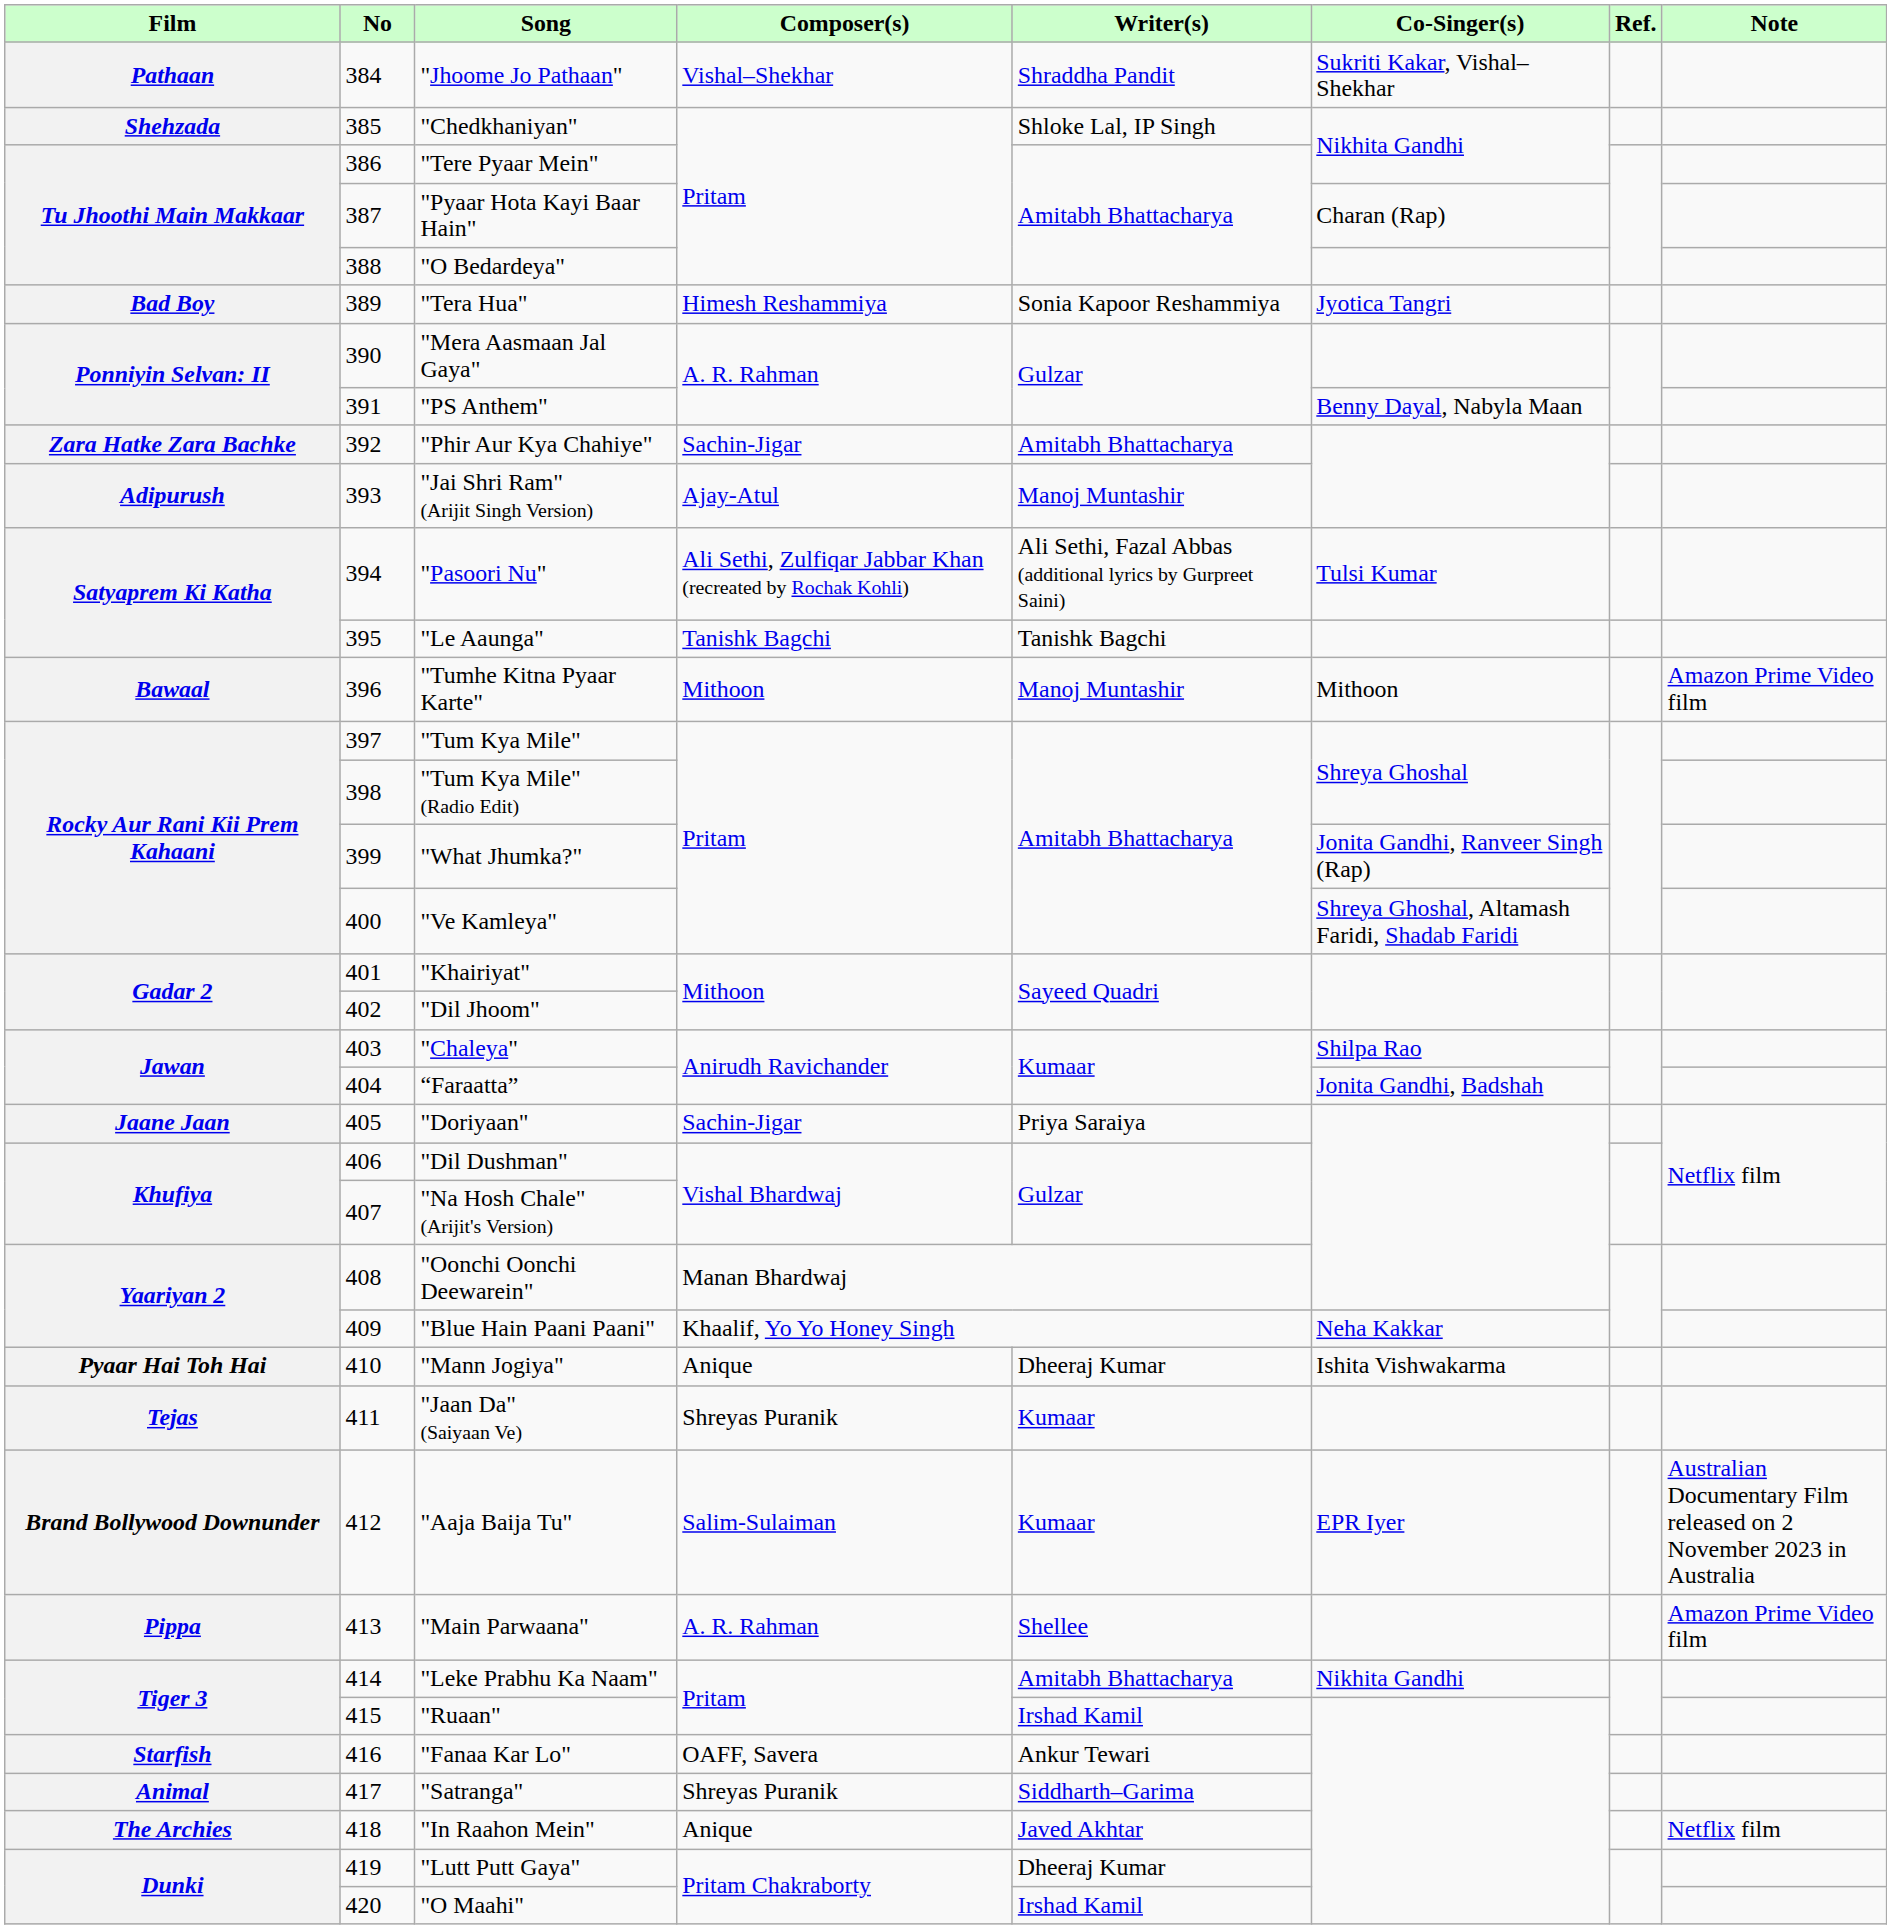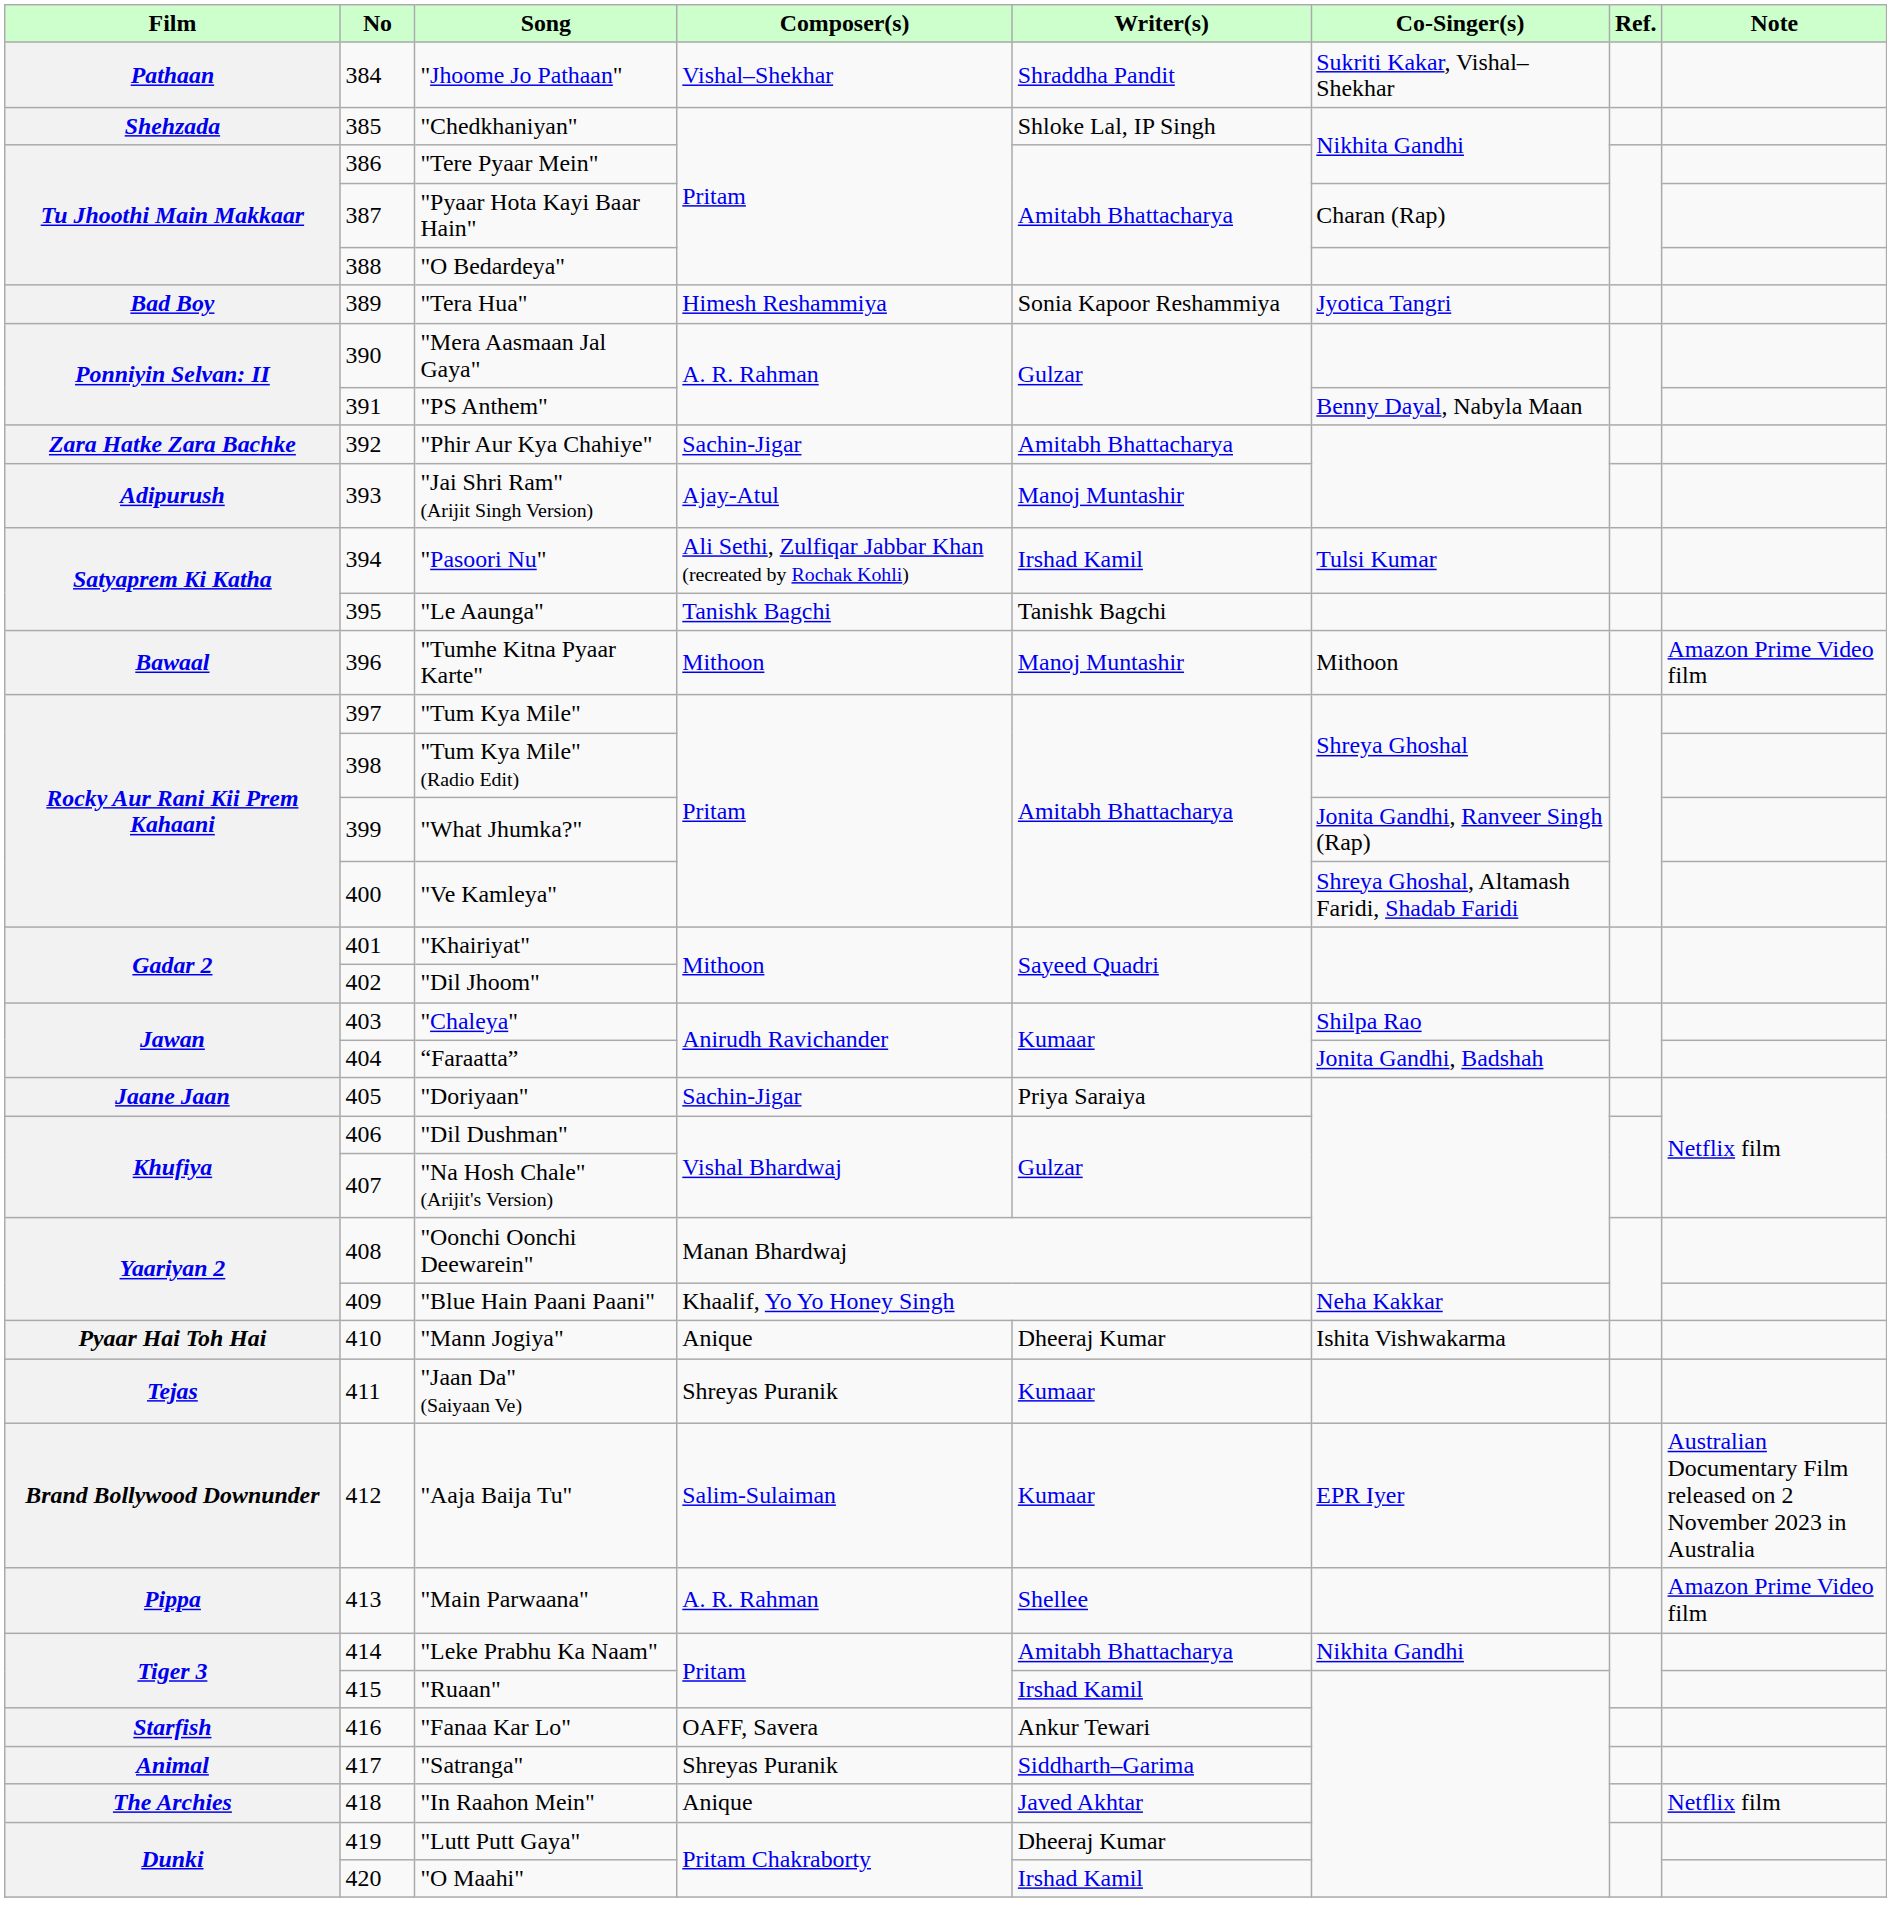(1136, 573) Ali Sethi, Fazal Abbas (additional lyrics by Gurpreet Saini) -> (1080, 559) Irshad Kamil
